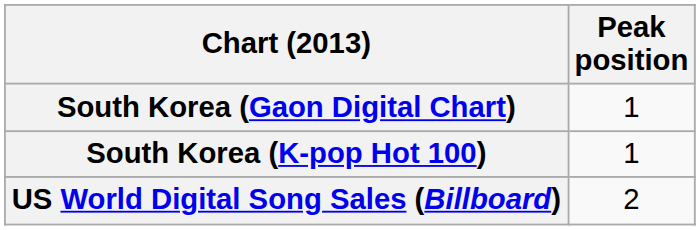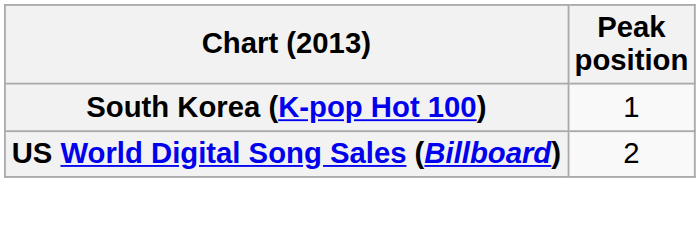- row: (286, 107)
